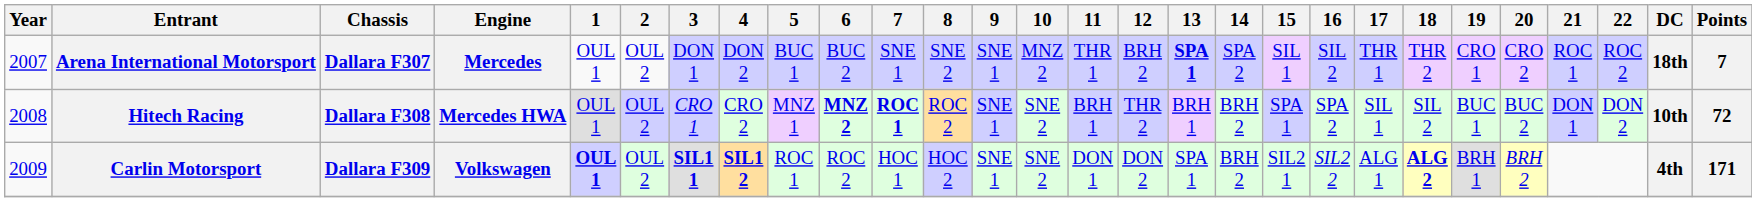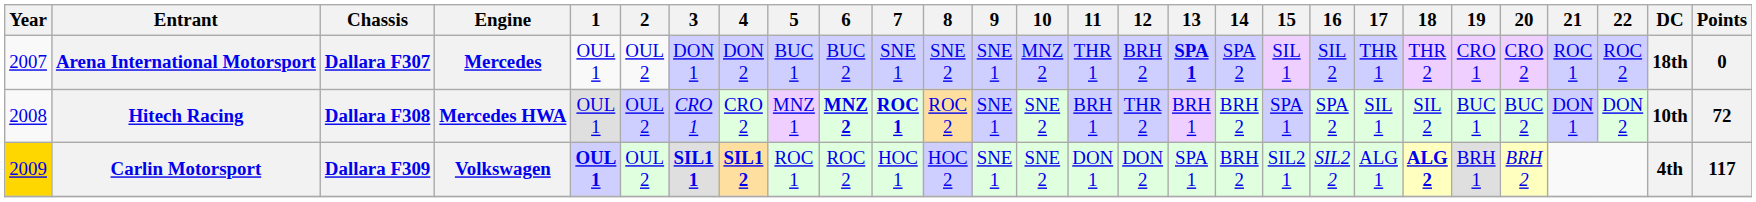(1722, 61) 7 -> (1722, 61) 0
(28, 168) no background -> (28, 168) gold background
(1722, 168) 171 -> (1722, 168) 117
